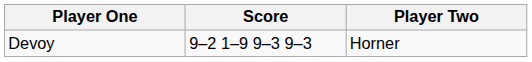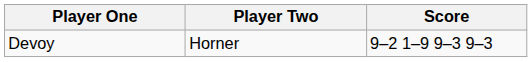columns swapped: (436, 17) <-> (266, 17)
